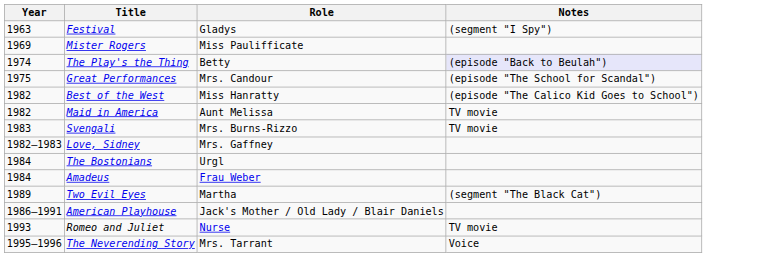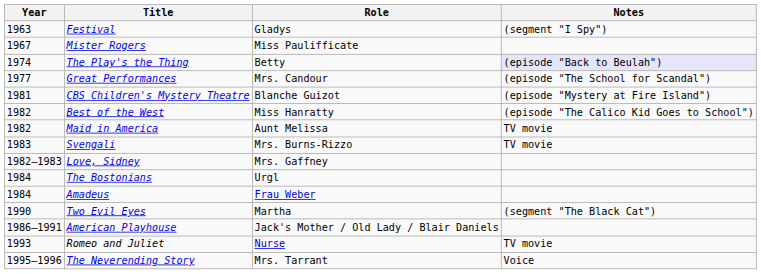(19, 46) 1969 -> (19, 46) 1967
(19, 79) 1975 -> (19, 79) 1977
+ row: (158, 95)
(19, 194) 1989 -> (19, 211) 1990
